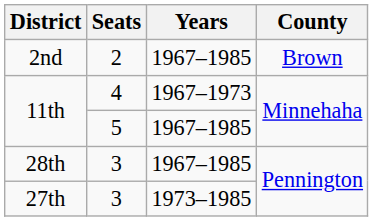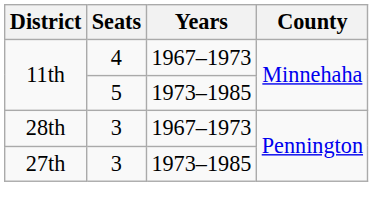- row: (46, 57)
(201, 127) 1967–1985 -> (201, 92) 1973–1985
(201, 163) 1967–1985 -> (201, 127) 1967–1973
